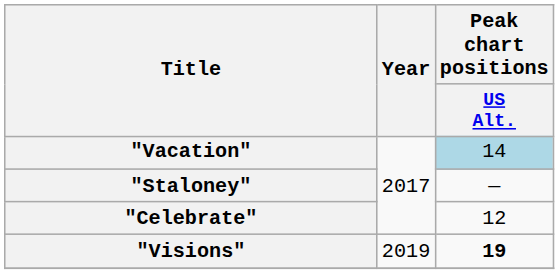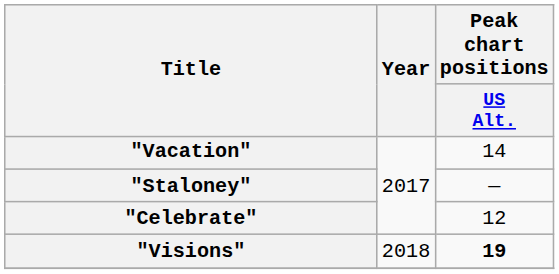(494, 153) lightblue background -> (494, 153) no background
(406, 251) 2019 -> (406, 251) 2018
